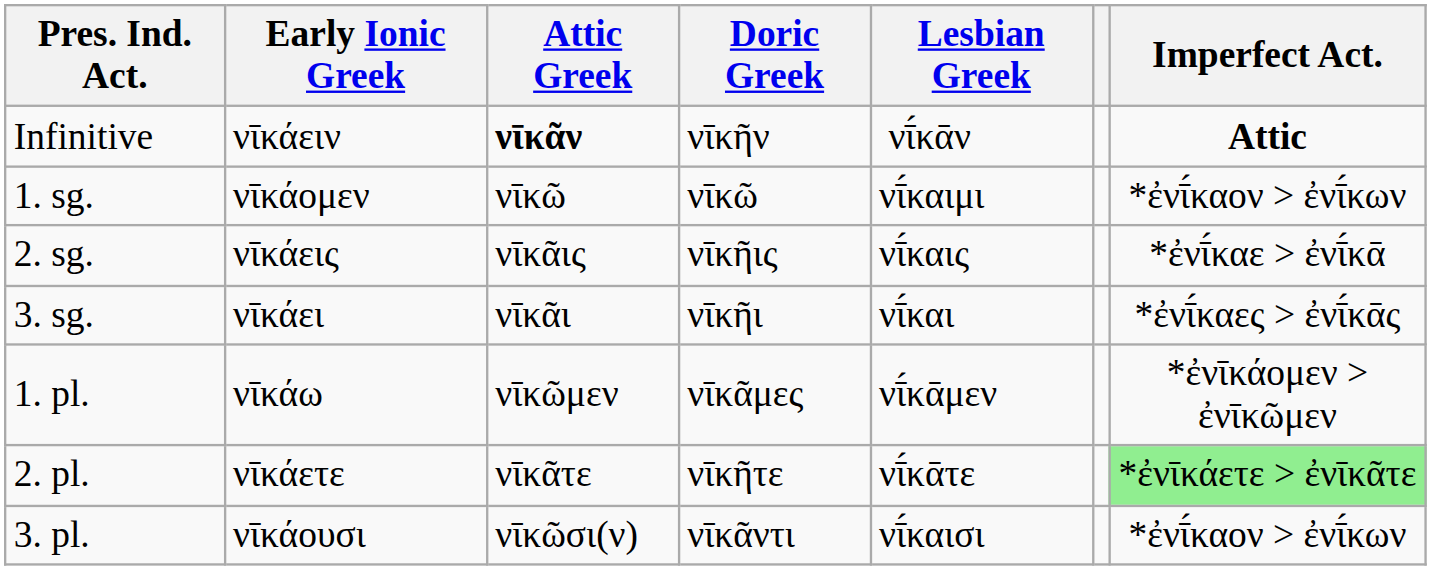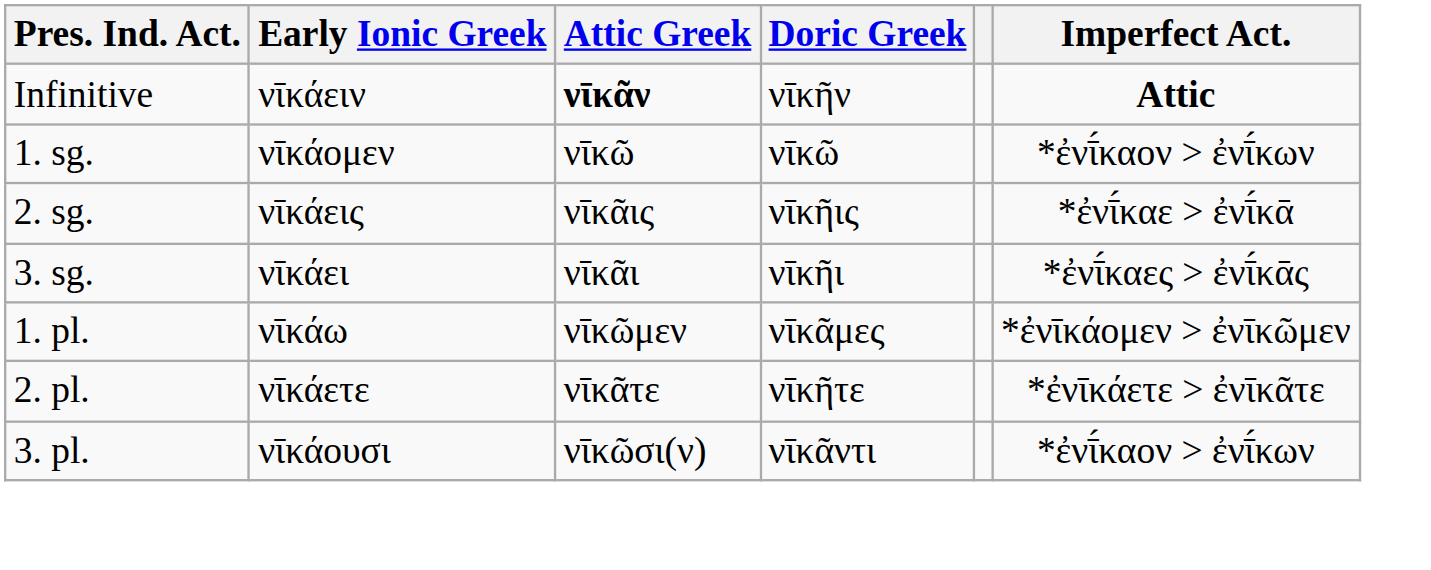- column: (981, 55)
(1267, 474) lightgreen background -> (1176, 390) no background
